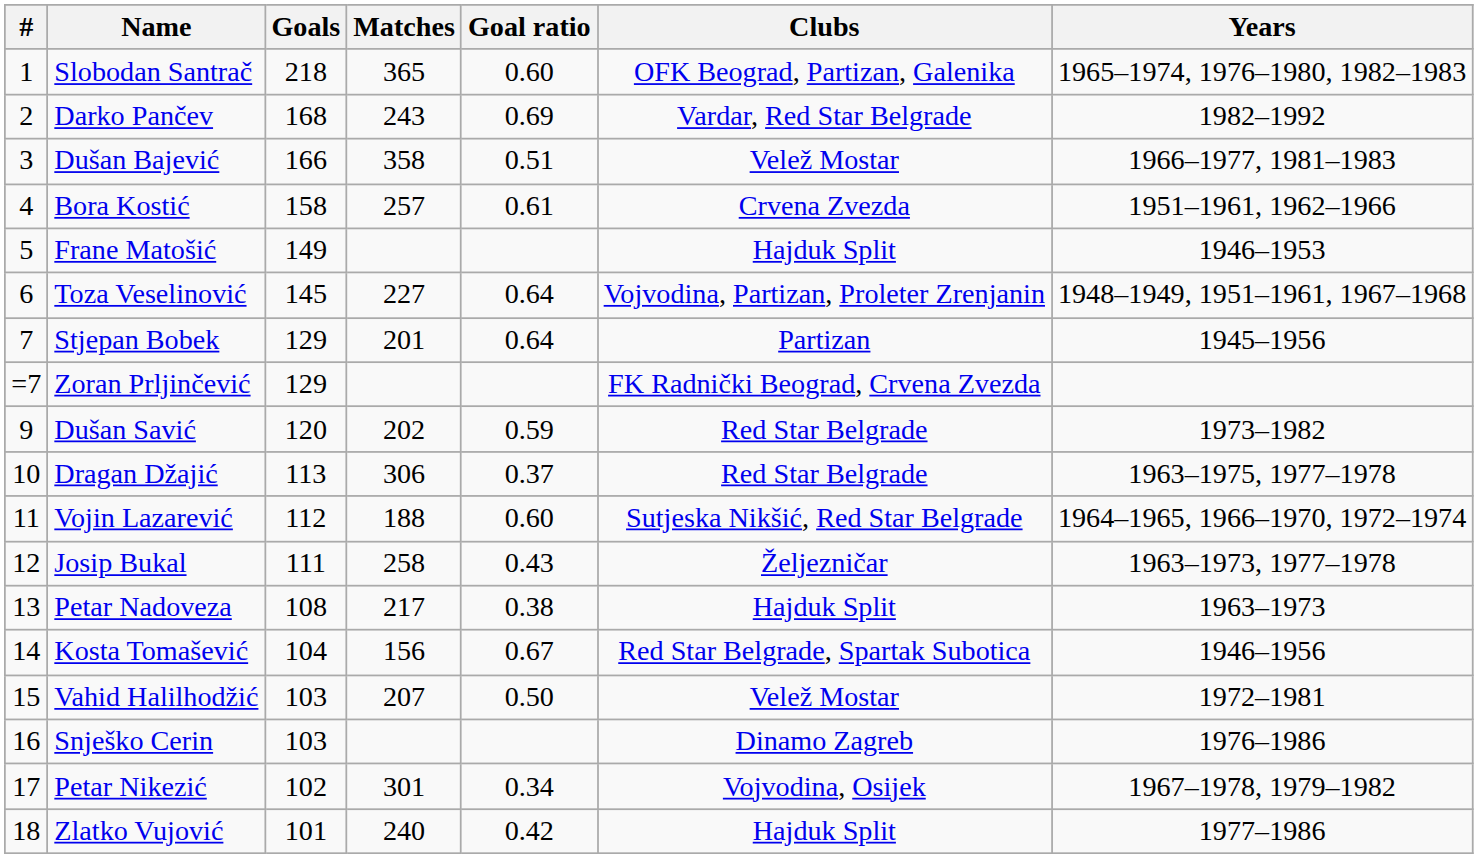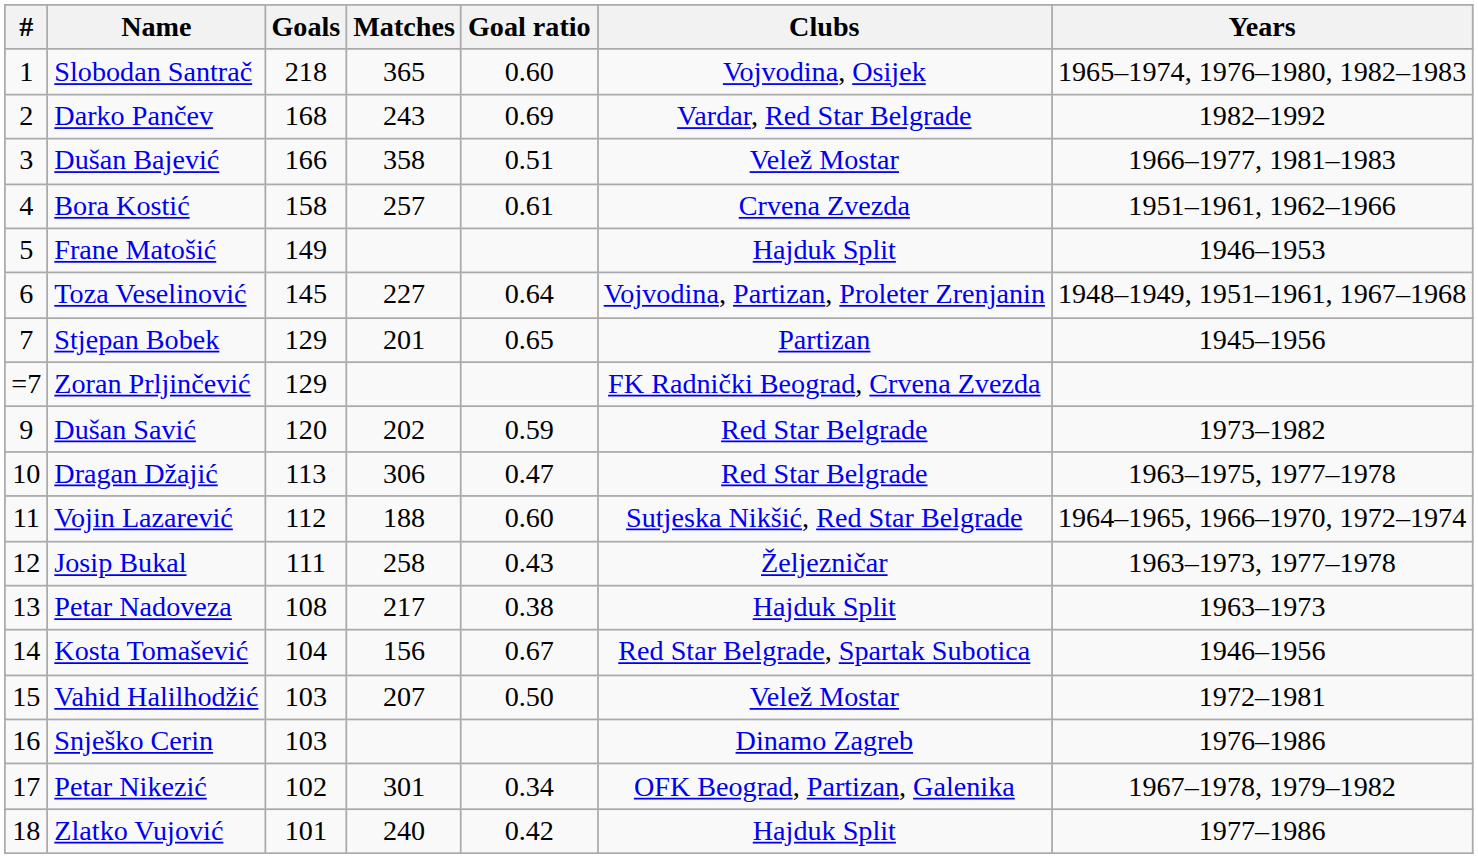(824, 71) OFK Beograd, Partizan, Galenika -> (824, 71) Vojvodina, Osijek
(529, 339) 0.64 -> (529, 339) 0.65
(529, 473) 0.37 -> (529, 473) 0.47
(824, 786) Vojvodina, Osijek -> (824, 786) OFK Beograd, Partizan, Galenika
